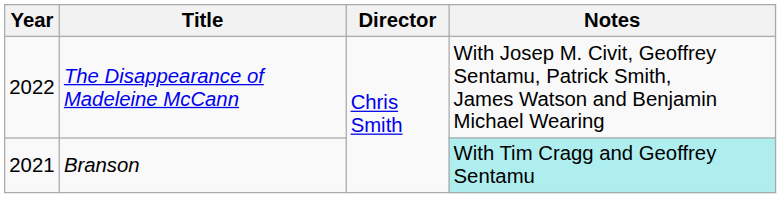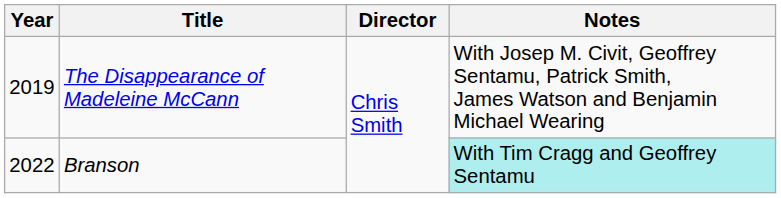(32, 87) 2022 -> (32, 87) 2019
(32, 165) 2021 -> (32, 165) 2022
